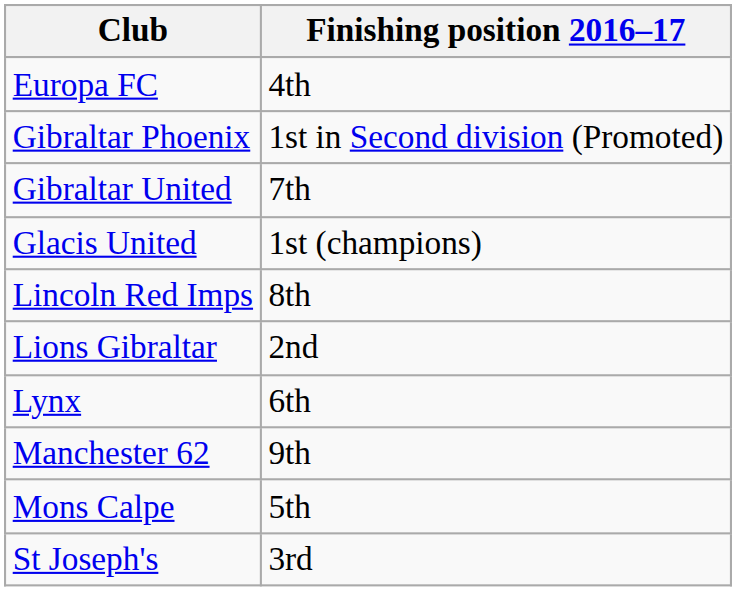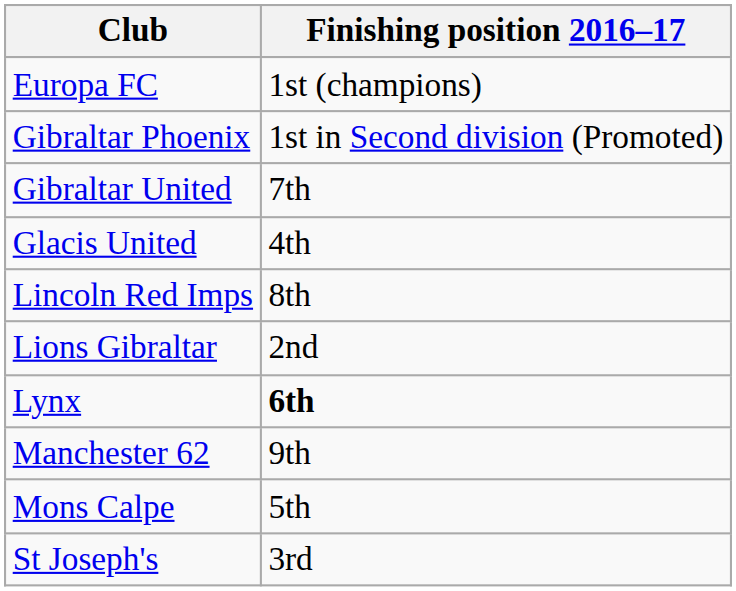(290, 83) 4th -> (375, 83) 1st (champions)
(375, 242) 1st (champions) -> (290, 242) 4th
(290, 400) normal -> (292, 400) bold
